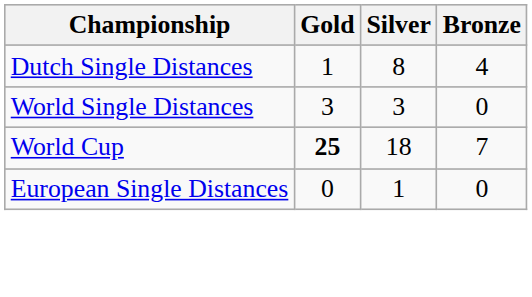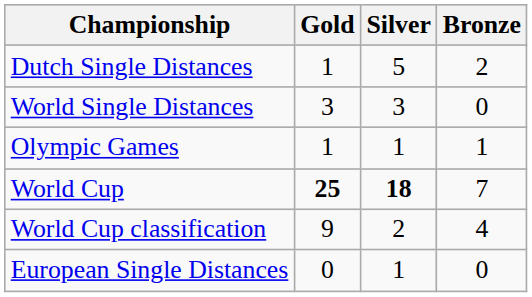(399, 65) 8 -> (399, 65) 5
(482, 65) 4 -> (482, 65) 2
+ row: (95, 147)
(399, 147) normal -> (399, 188) bold
+ row: (138, 229)
